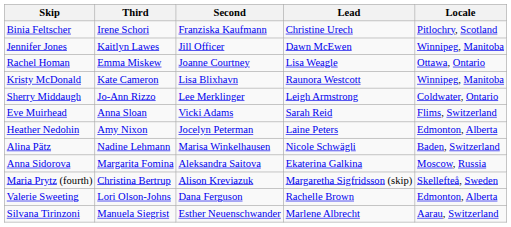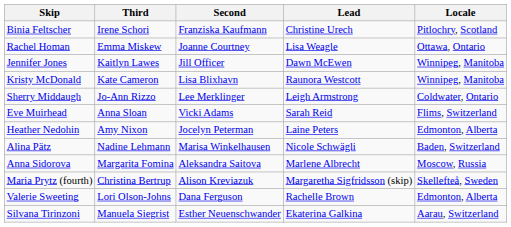rows swapped: (38, 63) <-> (37, 46)
(324, 163) Ekaterina Galkina -> (323, 163) Marlene Albrecht
(323, 213) Marlene Albrecht -> (324, 213) Ekaterina Galkina
